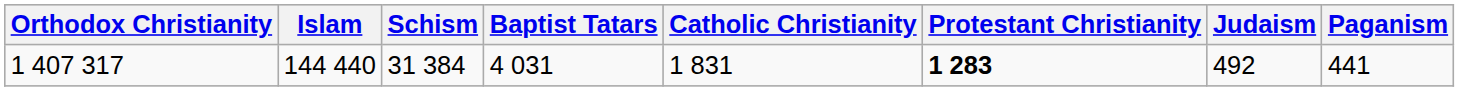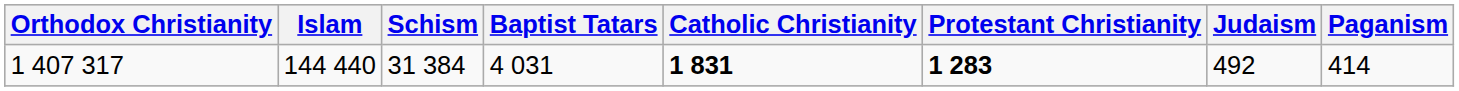(701, 65) normal -> (701, 65) bold
(1349, 65) 441 -> (1349, 65) 414
